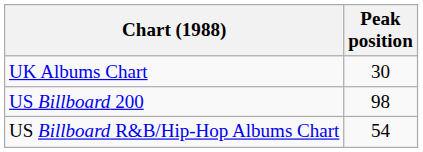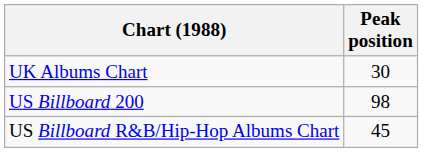(380, 131) 54 -> (380, 131) 45
